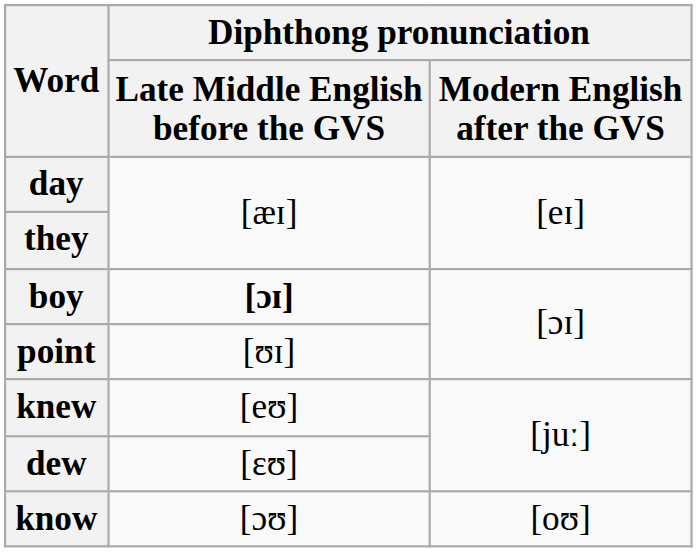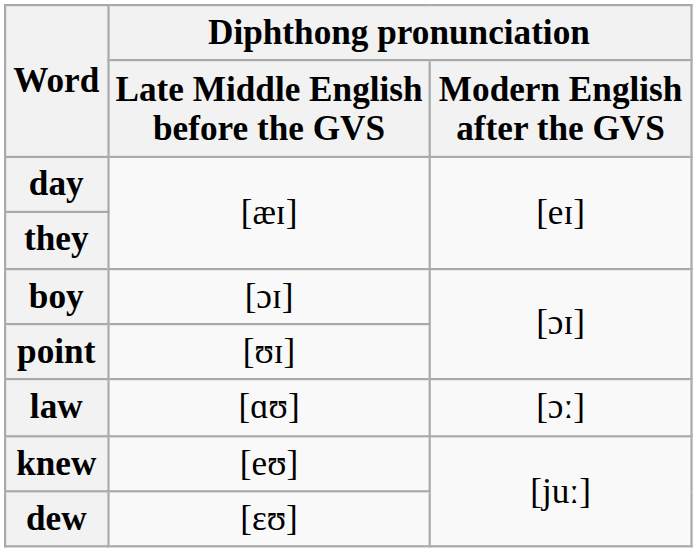(269, 295) bold -> (269, 295) normal
+ row: (56, 406)
- row: (56, 518)
